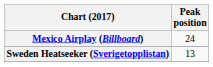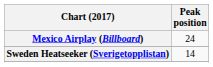(190, 54) 13 -> (190, 54) 14
